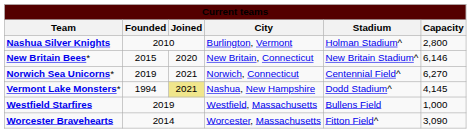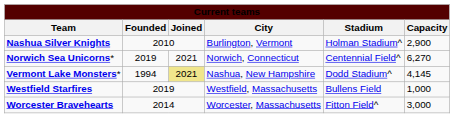(435, 43) 2,800 -> (419, 43) 2,900
- row: (48, 58)
(435, 120) 3,090 -> (419, 105) 3,000
